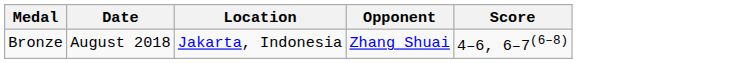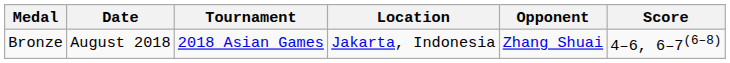+ column: (251, 17)
